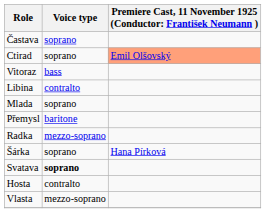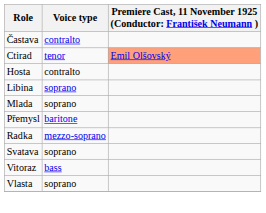(60, 39) soprano -> (62, 39) contralto
(60, 55) soprano -> (55, 55) tenor
rows swapped: (18, 183) <-> (21, 71)
(62, 87) contralto -> (60, 87) soprano
- row: (18, 151)
(62, 167) bold -> (60, 151) normal
(75, 199) mezzo-soprano -> (60, 183) soprano
